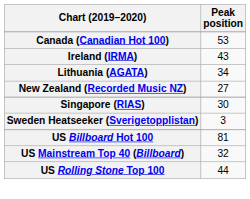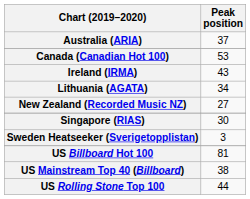+ row: (103, 40)
(223, 154) 32 -> (223, 170) 38
